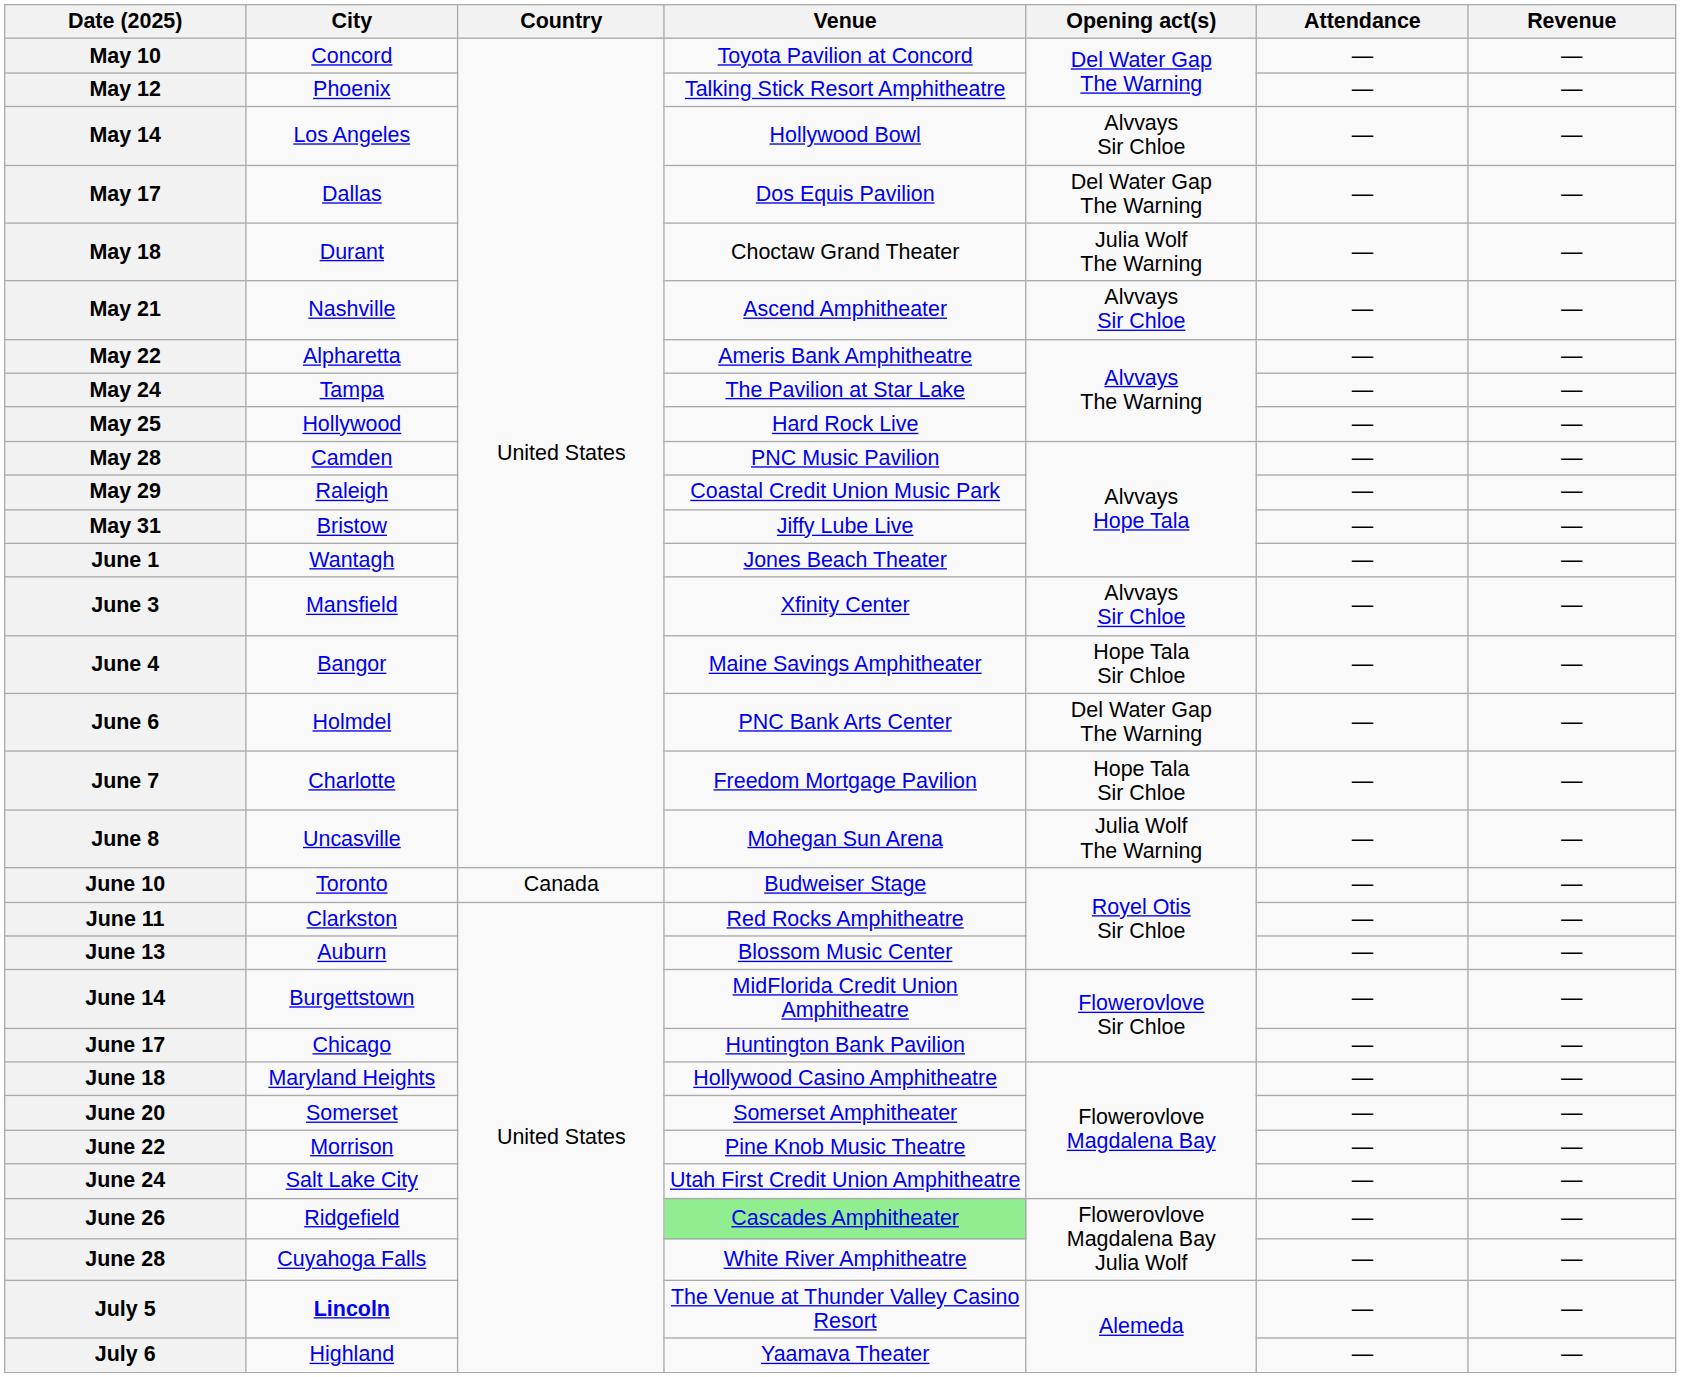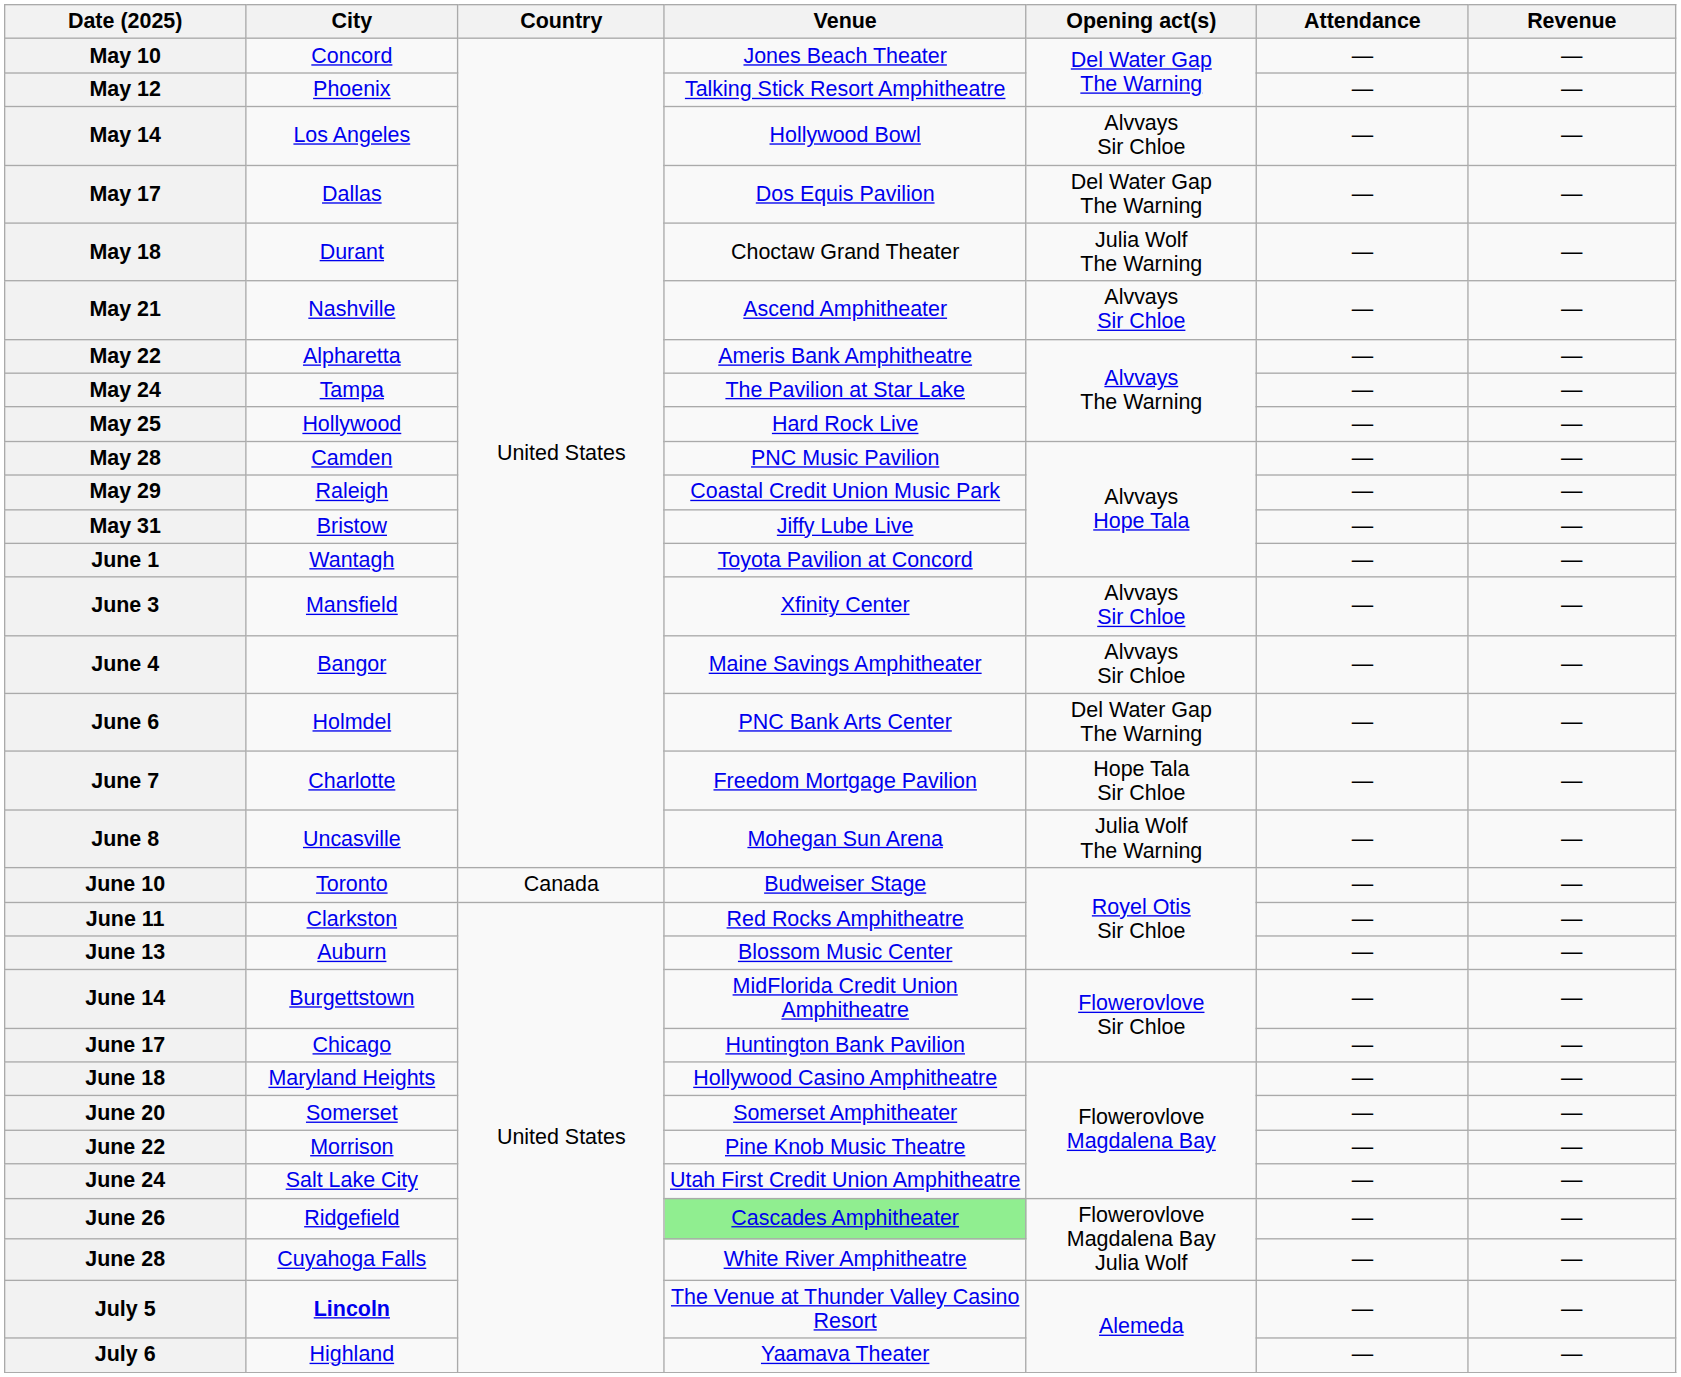(845, 55) Toyota Pavilion at Concord -> (845, 55) Jones Beach Theater
(845, 560) Jones Beach Theater -> (845, 560) Toyota Pavilion at Concord
(1141, 664) Hope Tala Sir Chloe -> (1141, 664) Alvvays Sir Chloe
